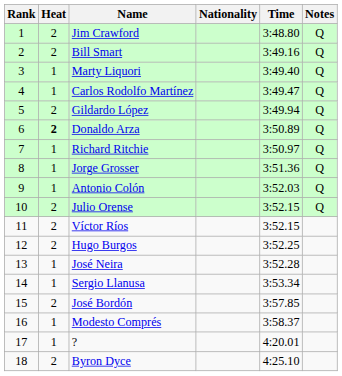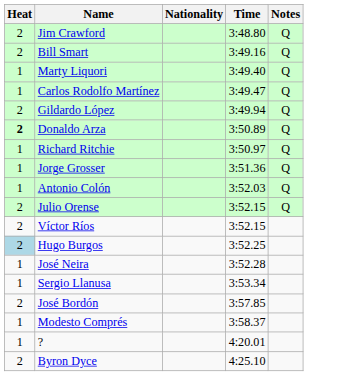- column: (21, 14)
(54, 245) no background -> (20, 245) lightblue background
